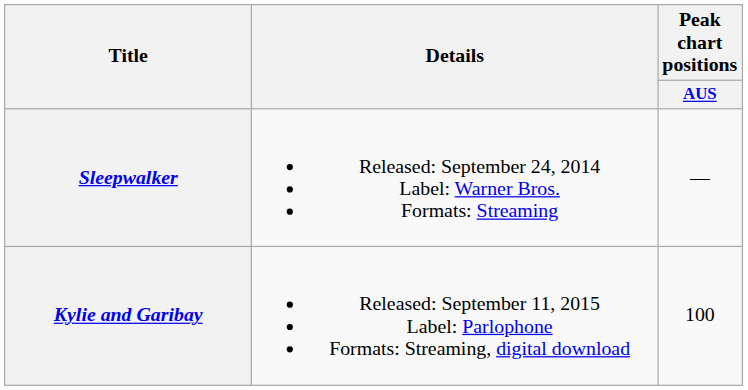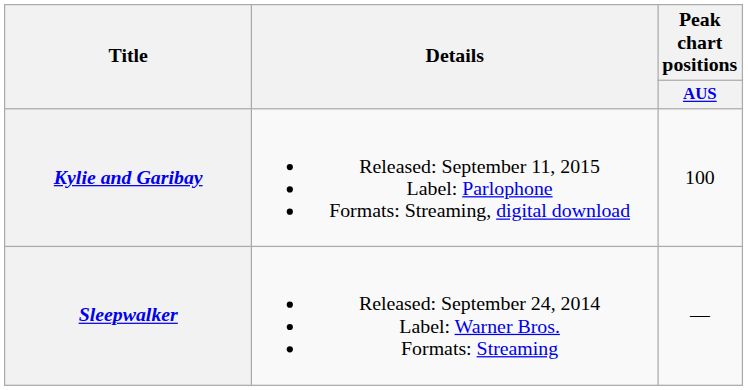rows swapped: (128, 177) <-> (128, 315)
